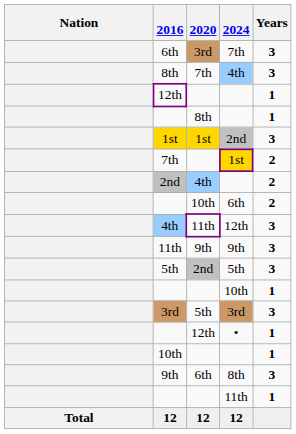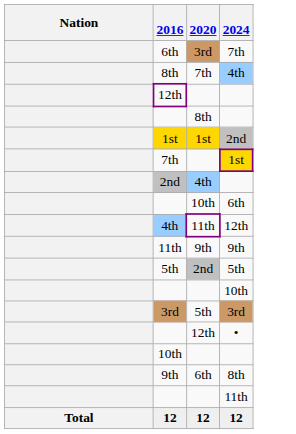- column: (272, 22)
